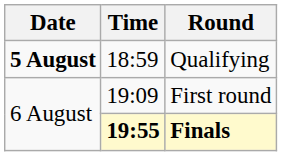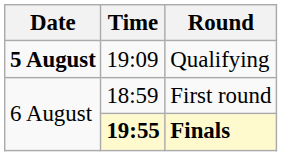(132, 58) 18:59 -> (132, 58) 19:09
(132, 95) 19:09 -> (132, 95) 18:59
